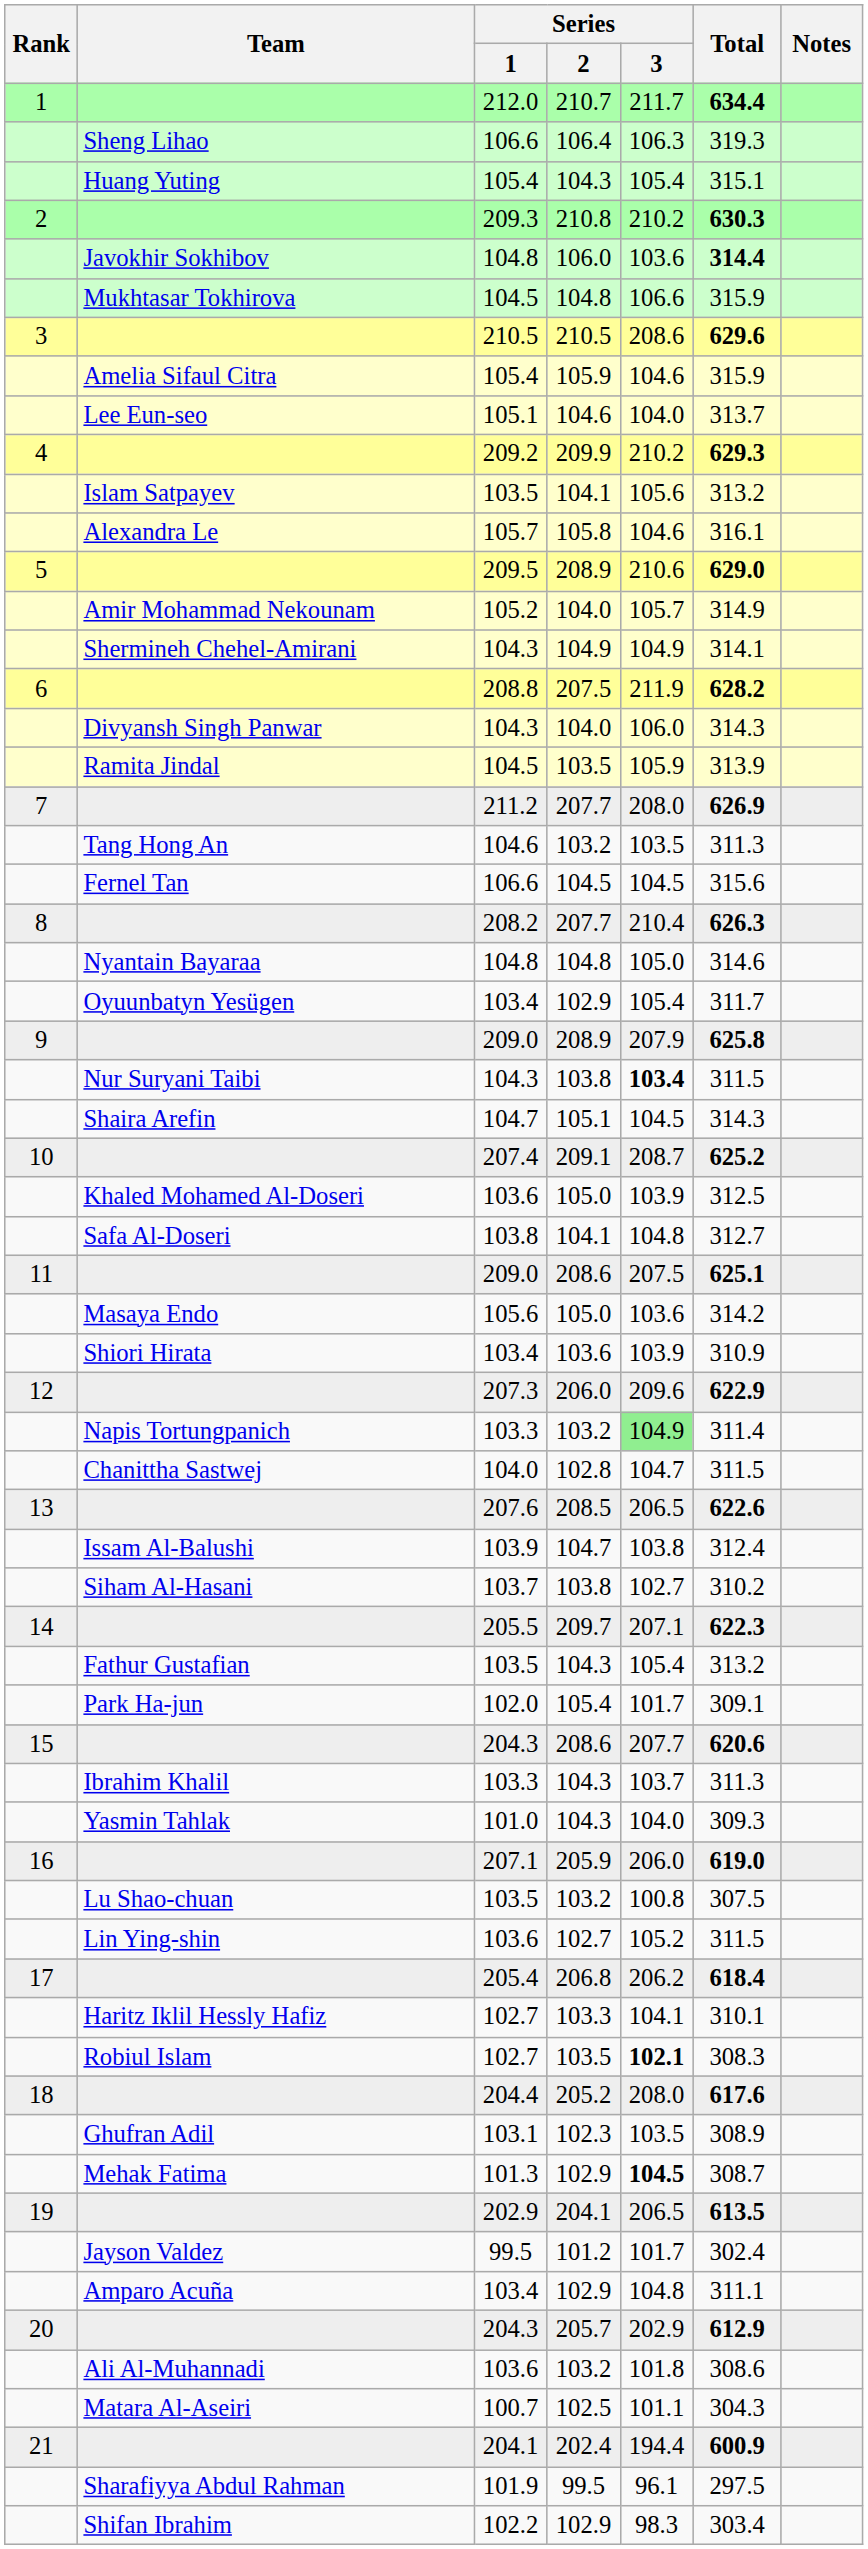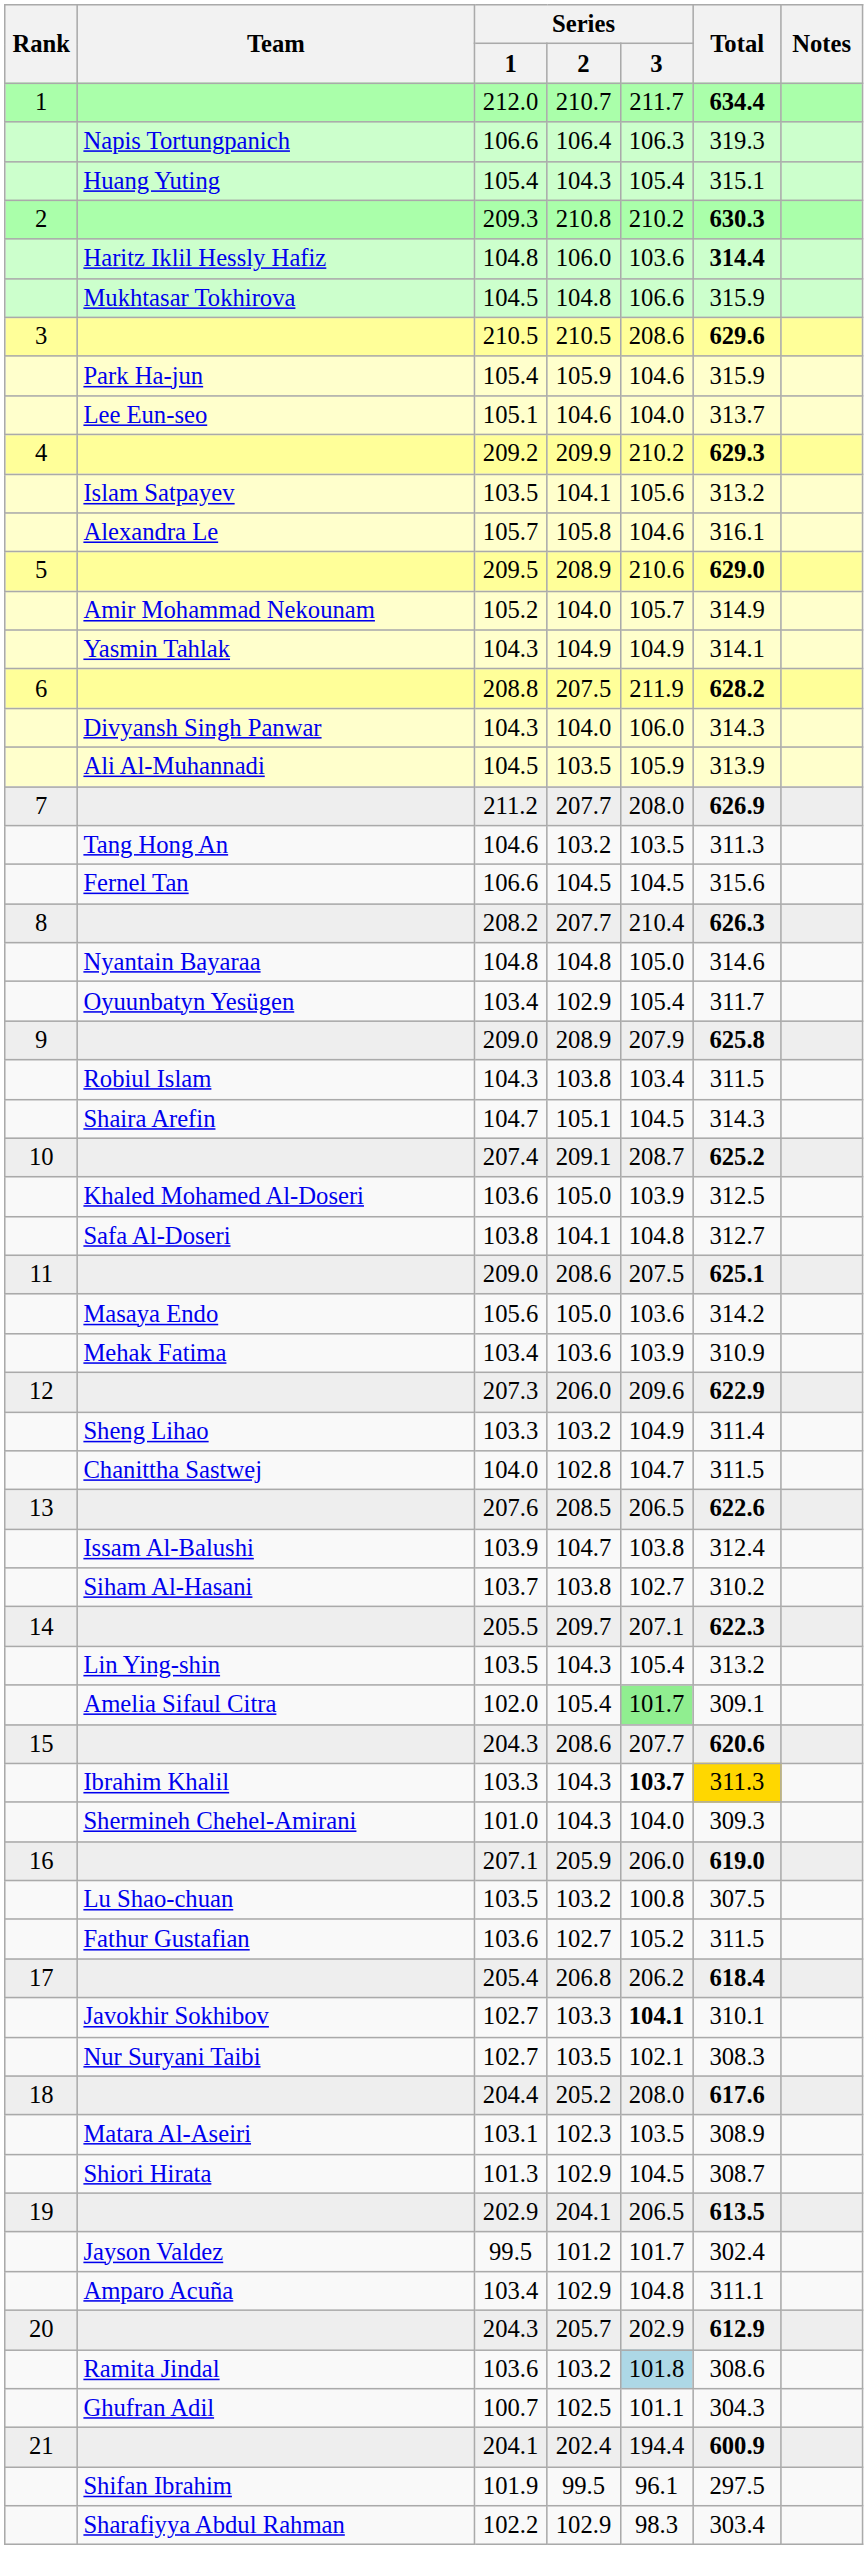(146, 141) Sheng Lihao -> (187, 141) Napis Tortungpanich
(176, 258) Javokhir Sokhibov -> (205, 258) Haritz Iklil Hessly Hafiz
(180, 375) Amelia Sifaul Citra -> (143, 375) Park Ha-jun
(220, 649) Shermineh Chehel-Amirani -> (157, 649) Yasmin Tahlak
(152, 766) Ramita Jindal -> (174, 766) Ali Al-Muhannadi
(172, 1079) Nur Suryani Taibi -> (147, 1079) Robiul Islam
(656, 1079) bold -> (656, 1079) normal
(147, 1352) Shiori Hirata -> (155, 1352) Mehak Fatima
(187, 1430) Napis Tortungpanich -> (146, 1430) Sheng Lihao
(656, 1430) lightgreen background -> (656, 1430) no background
(167, 1665) Fathur Gustafian -> (152, 1665) Lin Ying-shin
(143, 1704) Park Ha-jun -> (180, 1704) Amelia Sifaul Citra
(656, 1704) no background -> (656, 1704) lightgreen background
(656, 1782) normal -> (656, 1782) bold
(737, 1782) no background -> (737, 1782) gold background
(157, 1821) Yasmin Tahlak -> (220, 1821) Shermineh Chehel-Amirani
(152, 1938) Lin Ying-shin -> (167, 1938) Fathur Gustafian
(205, 2016) Haritz Iklil Hessly Hafiz -> (176, 2016) Javokhir Sokhibov
(656, 2016) normal -> (656, 2016) bold
(147, 2056) Robiul Islam -> (172, 2056) Nur Suryani Taibi
(656, 2056) bold -> (656, 2056) normal
(149, 2134) Ghufran Adil -> (167, 2134) Matara Al-Aseiri
(155, 2173) Mehak Fatima -> (147, 2173) Shiori Hirata
(656, 2173) bold -> (656, 2173) normal
(174, 2368) Ali Al-Muhannadi -> (152, 2368) Ramita Jindal
(656, 2368) no background -> (656, 2368) lightblue background
(167, 2407) Matara Al-Aseiri -> (149, 2407) Ghufran Adil
(214, 2485) Sharafiyya Abdul Rahman -> (158, 2485) Shifan Ibrahim
(158, 2524) Shifan Ibrahim -> (214, 2524) Sharafiyya Abdul Rahman
